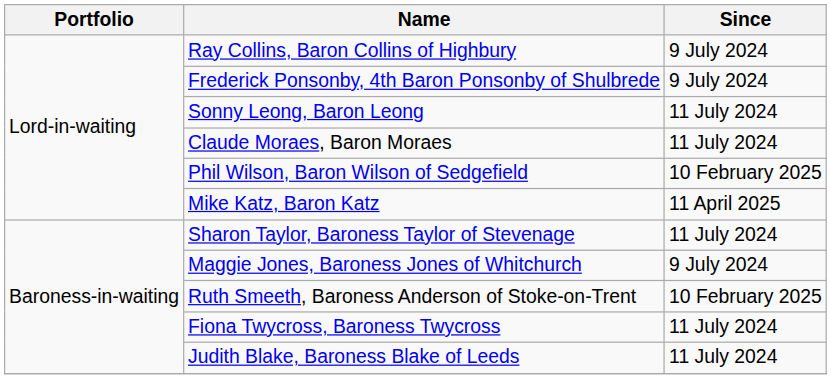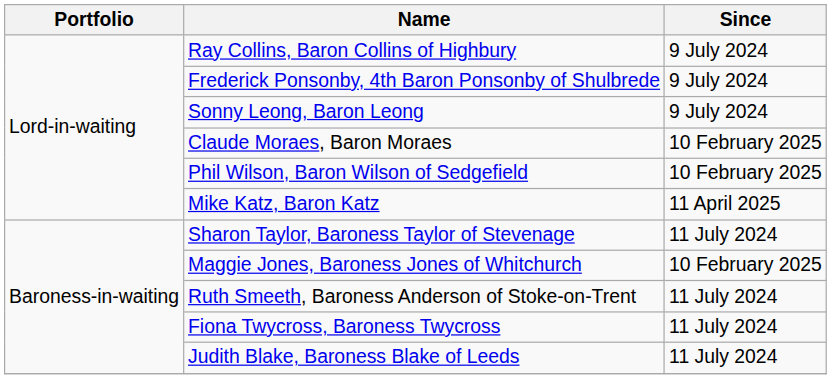(723, 111) 11 July 2024 -> (719, 111) 9 July 2024
(723, 142) 11 July 2024 -> (745, 142) 10 February 2025
(719, 265) 9 July 2024 -> (745, 265) 10 February 2025
(745, 296) 10 February 2025 -> (723, 296) 11 July 2024
